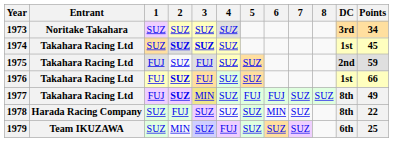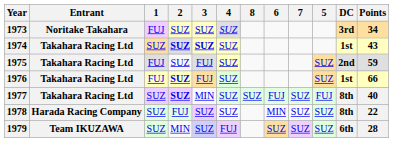columns swapped: (252, 13) <-> (324, 13)
(156, 29) SUZ -> (156, 29) FUJ
(373, 46) 45 -> (373, 46) 43
(156, 96) FUJ -> (156, 96) SUZ
(204, 96) khaki background -> (204, 96) no background
(373, 96) 49 -> (373, 96) 40
(373, 129) 25 -> (373, 129) 28
